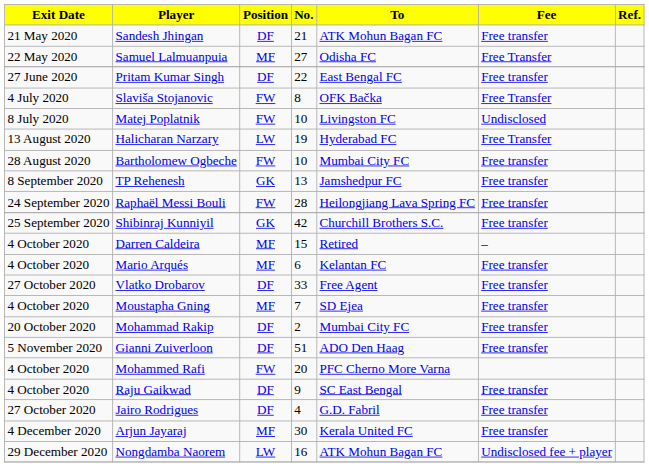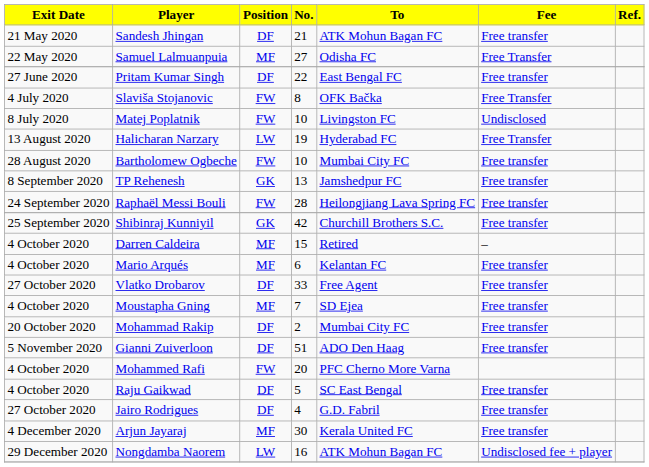(297, 389) 9 -> (297, 389) 5
